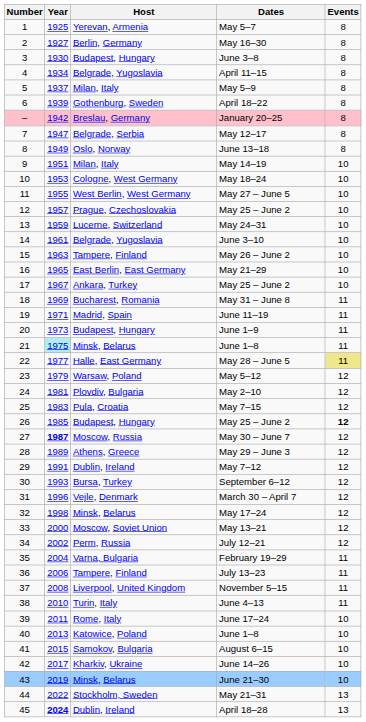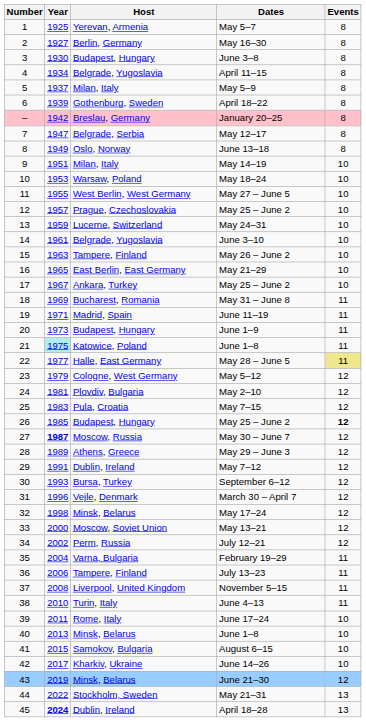(125, 179) Cologne, West Germany -> (107, 179) Warsaw, Poland
(104, 346) Minsk, Belarus -> (110, 346) Katowice, Poland
(107, 376) Warsaw, Poland -> (125, 376) Cologne, West Germany
(110, 634) Katowice, Poland -> (104, 634) Minsk, Belarus
(343, 679) 10 -> (343, 679) 12
